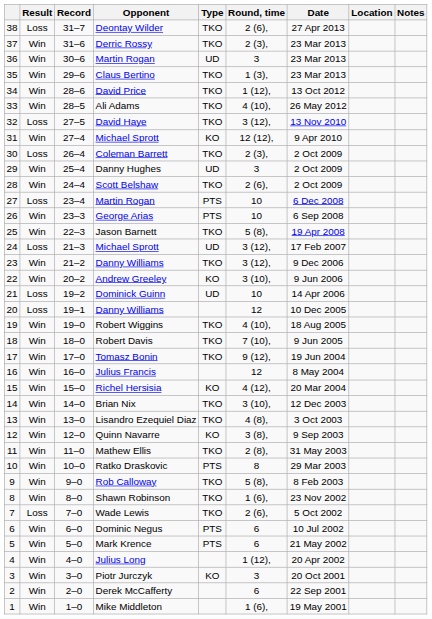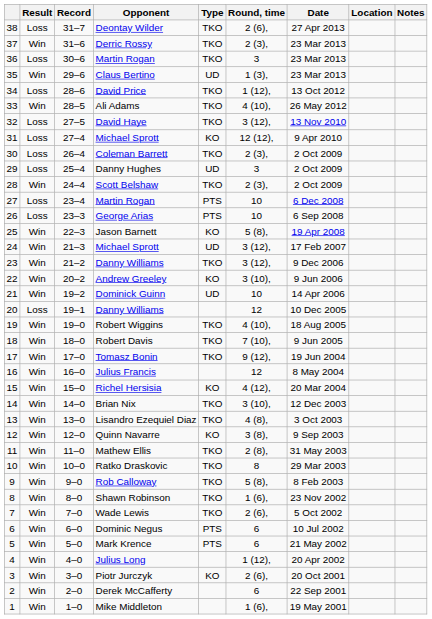(37, 59) Win -> (37, 59) Loss
(212, 59) UD -> (212, 59) TKO
(212, 75) TKO -> (212, 75) UD
(37, 91) Win -> (37, 91) Loss
(37, 137) Win -> (37, 137) Loss
(37, 169) Win -> (37, 169) Loss
(257, 184) 2 (6), -> (257, 184) 2 (3),
(37, 216) Win -> (37, 216) Loss
(212, 231) TKO -> (212, 231) KO
(37, 247) Loss -> (37, 247) Win
(37, 294) Loss -> (37, 294) Win
(212, 466) PTS -> (212, 466) TKO
(37, 513) Loss -> (37, 513) Win
(257, 575) 3 -> (257, 575) 2 (6),
